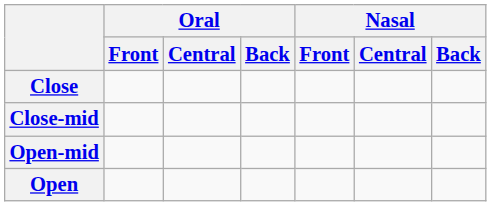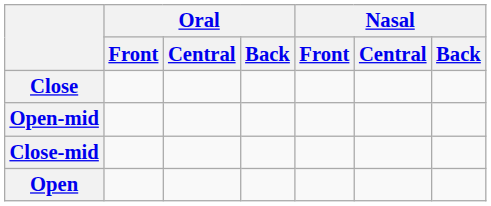rows swapped: (54, 119) <-> (54, 151)
